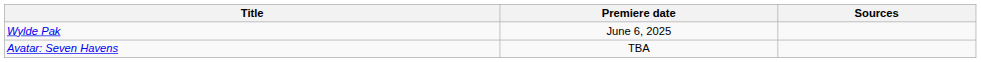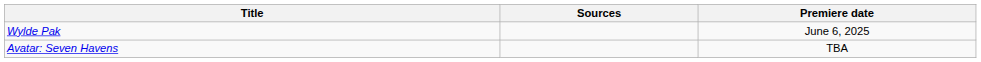columns swapped: (639, 13) <-> (877, 13)
